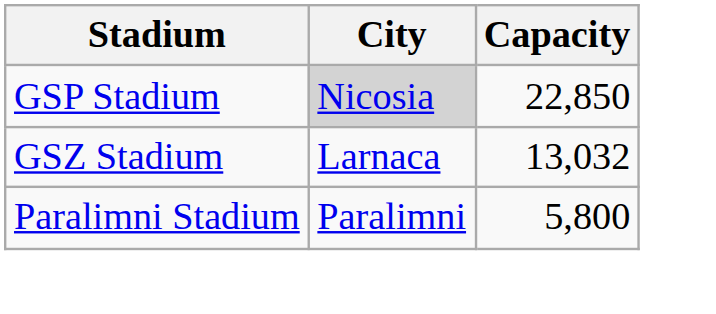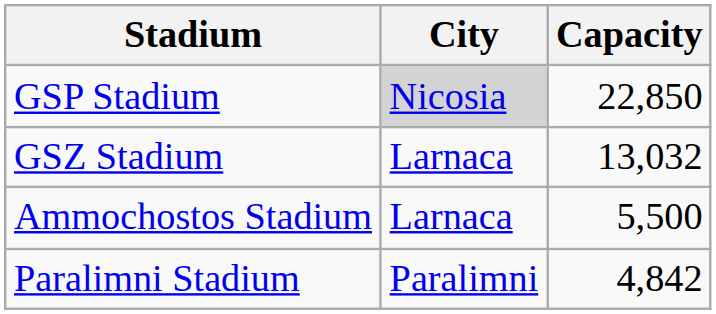+ row: (193, 216)
(587, 216) 5,800 -> (659, 277) 4,842
